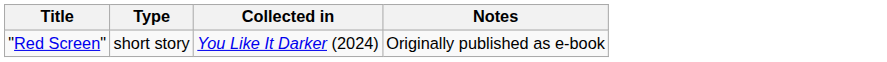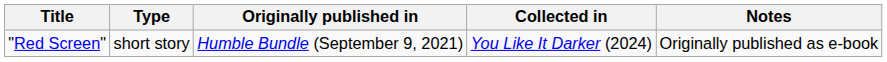+ column: (330, 17)
